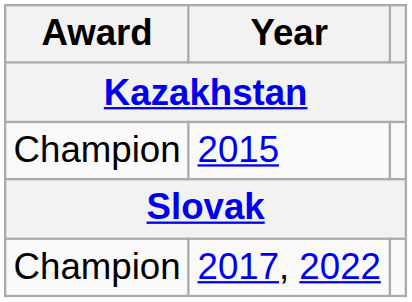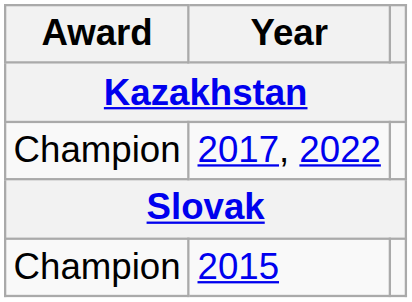rows swapped: (238, 149) <-> (289, 265)
